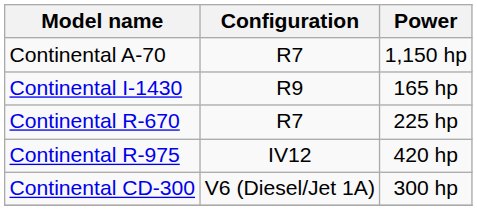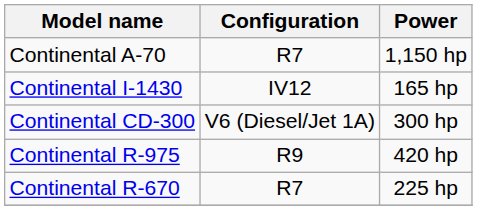(290, 88) R9 -> (290, 88) IV12
rows swapped: (95, 121) <-> (102, 188)
(290, 155) IV12 -> (290, 155) R9
